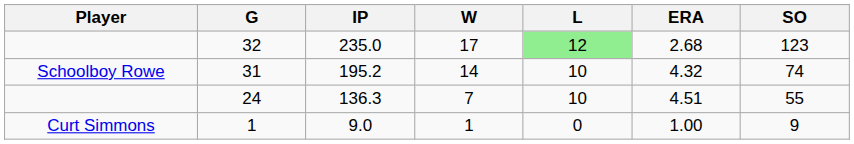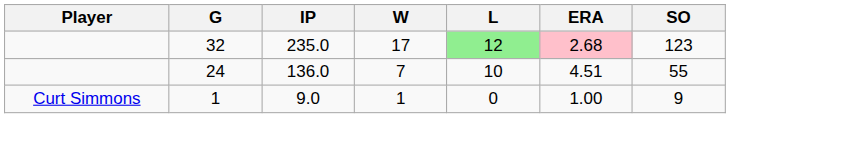(686, 44) no background -> (586, 44) pink background
- row: (252, 71)
(360, 98) 136.3 -> (308, 71) 136.0
